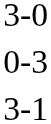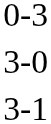rows swapped: (26, 62) <-> (26, 15)
